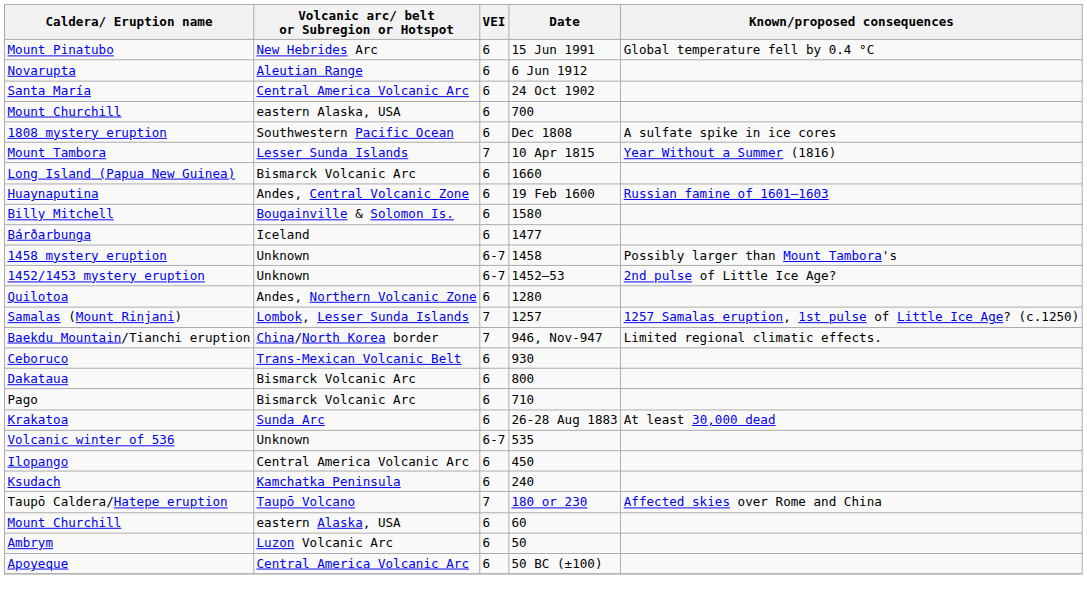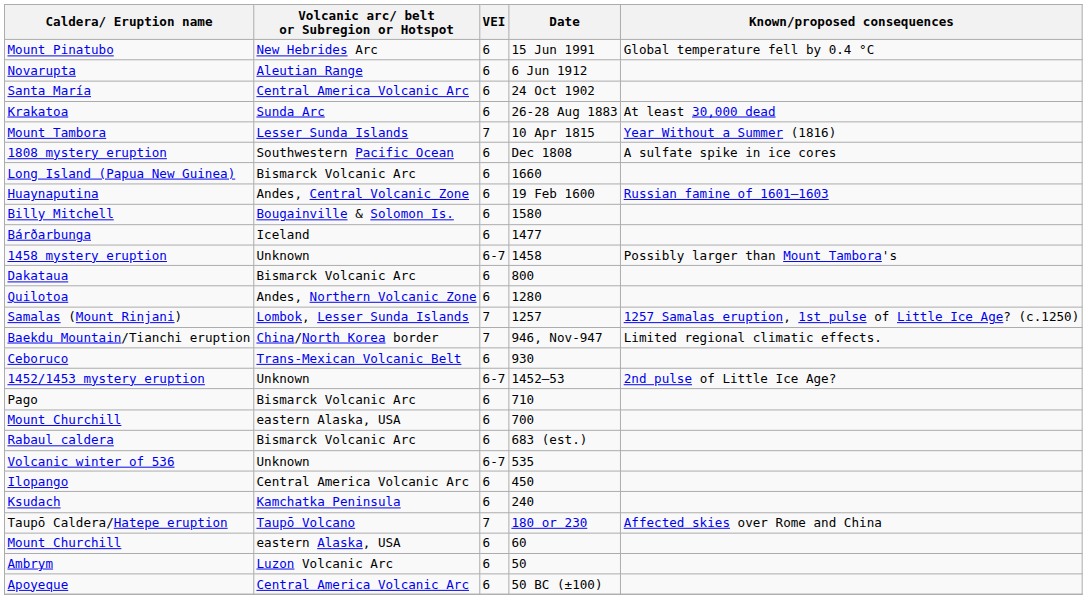rows swapped: (38, 420) <-> (64, 112)
rows swapped: (57, 153) <-> (87, 132)
rows swapped: (106, 276) <-> (38, 379)
+ row: (61, 440)
